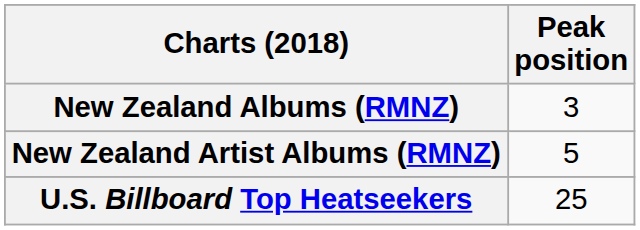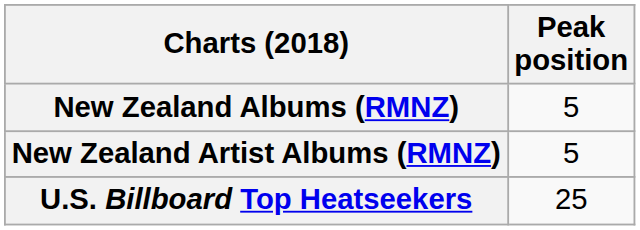(571, 107) 3 -> (571, 107) 5
